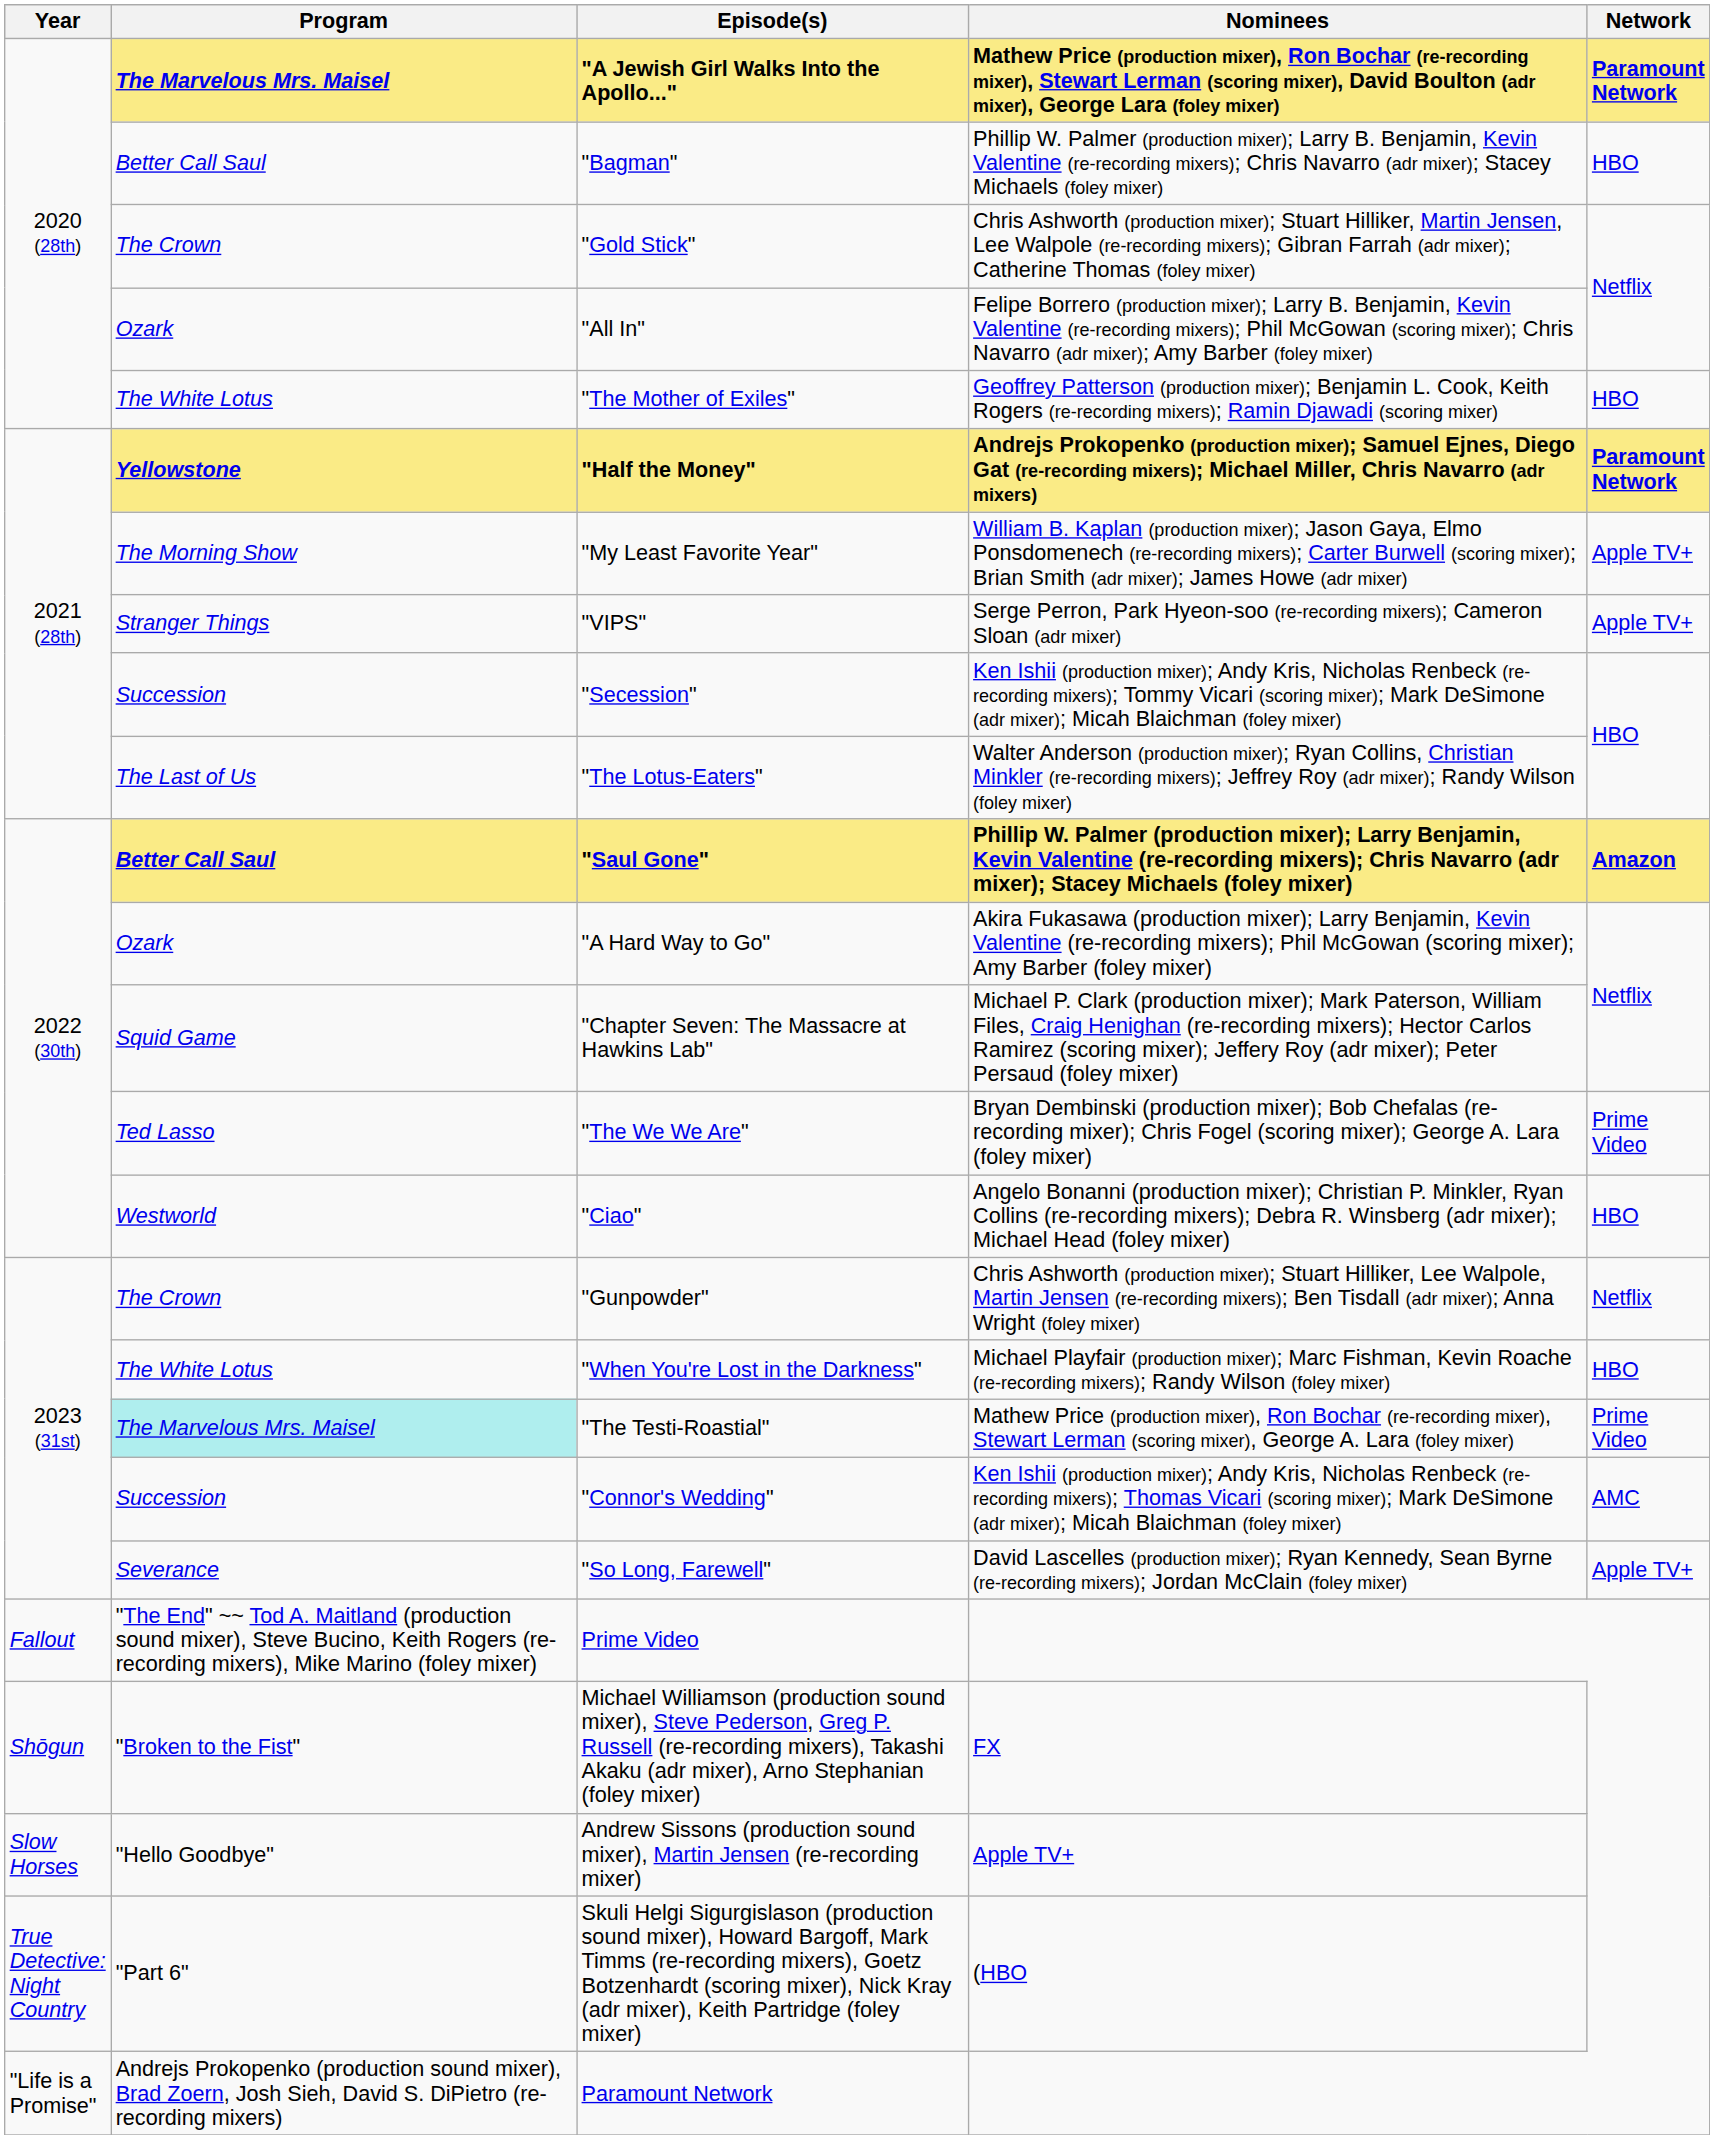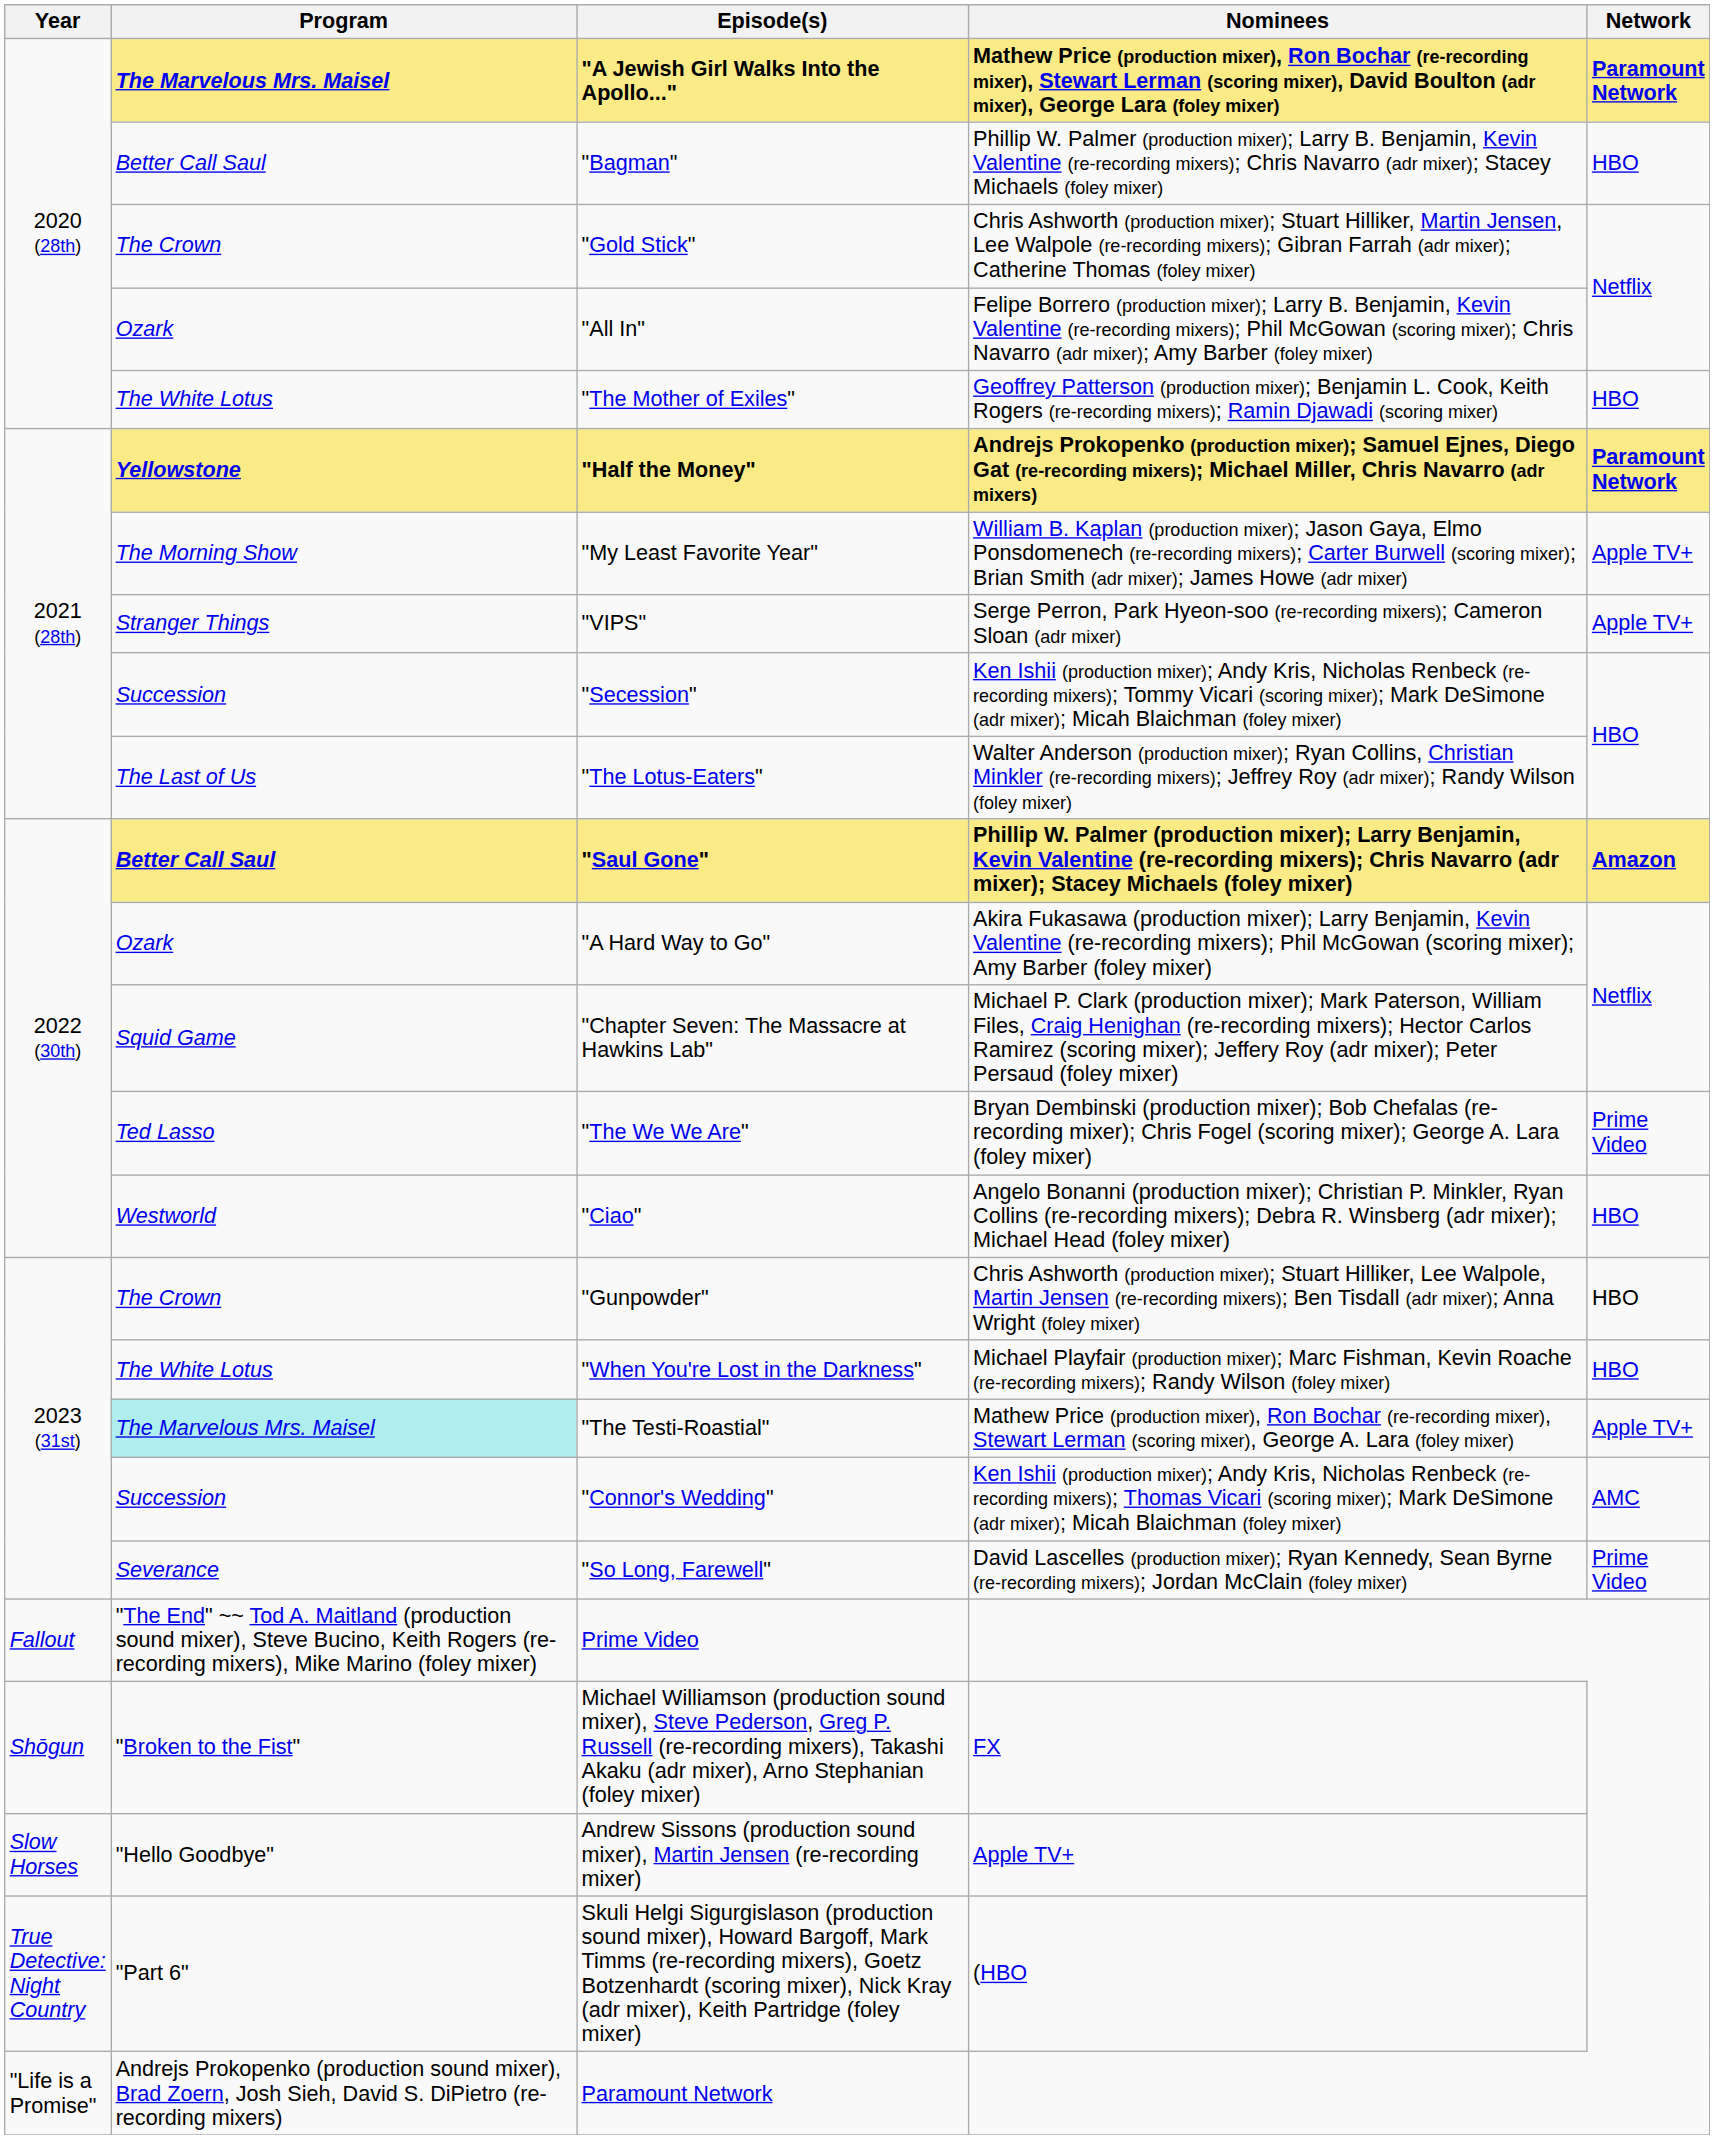(1622, 1298) Netflix -> (1615, 1298) HBO
(1620, 1427) Prime Video -> (1642, 1427) Apple TV+
(1642, 1569) Apple TV+ -> (1620, 1569) Prime Video
